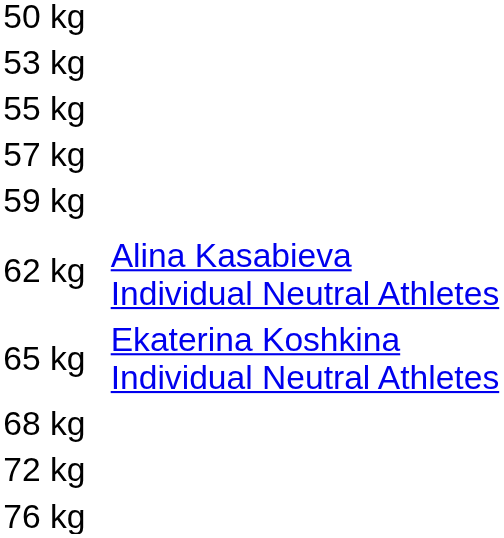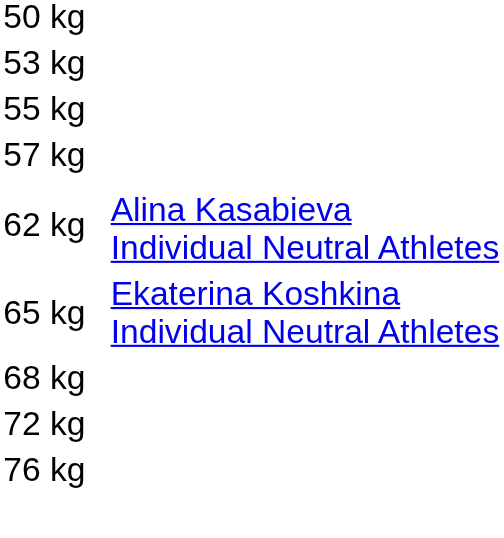- row: (44, 201)
